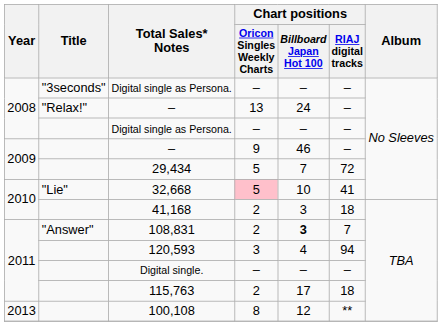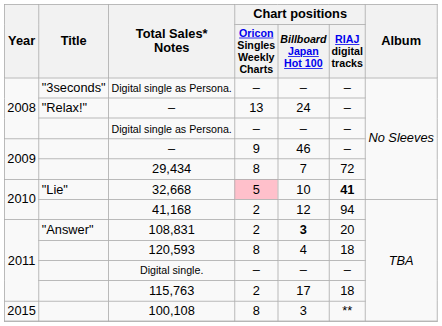(256, 169) 5 -> (256, 169) 8
(347, 189) normal -> (347, 189) bold
(303, 209) 3 -> (303, 209) 12
(347, 209) 18 -> (347, 209) 94
(347, 230) 7 -> (347, 230) 20
(256, 250) 3 -> (256, 250) 8
(347, 250) 94 -> (347, 250) 18
(22, 311) 2013 -> (22, 311) 2015
(303, 311) 12 -> (303, 311) 3
